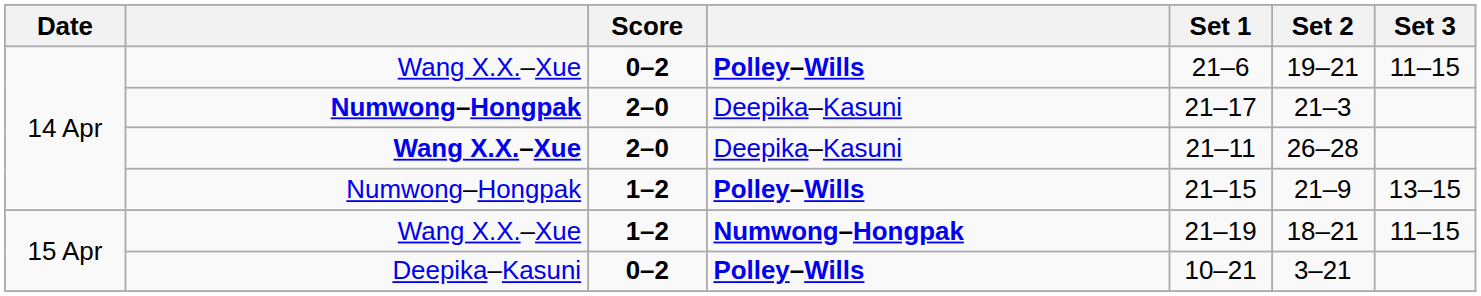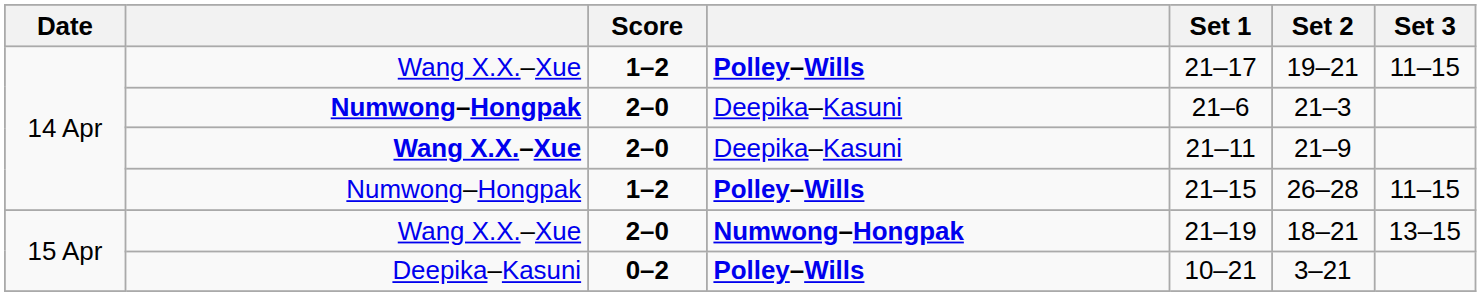(647, 67) 0–2 -> (647, 67) 1–2
(1221, 67) 21–6 -> (1221, 67) 21–17
(1221, 108) 21–17 -> (1221, 108) 21–6
(1323, 149) 26–28 -> (1323, 149) 21–9
(1323, 190) 21–9 -> (1323, 190) 26–28
(1425, 190) 13–15 -> (1425, 190) 11–15
(647, 231) 1–2 -> (647, 231) 2–0
(1425, 231) 11–15 -> (1425, 231) 13–15
